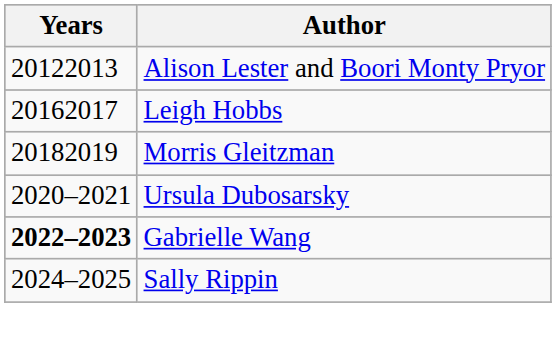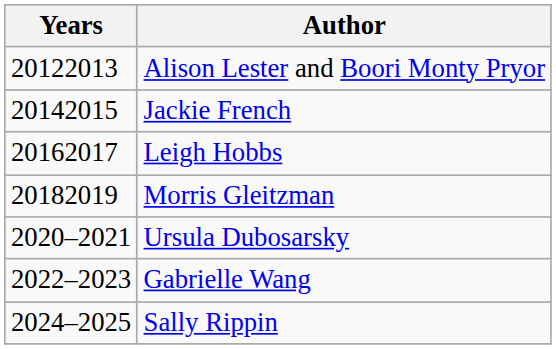+ row: (217, 110)
(71, 237) bold -> (71, 279) normal
